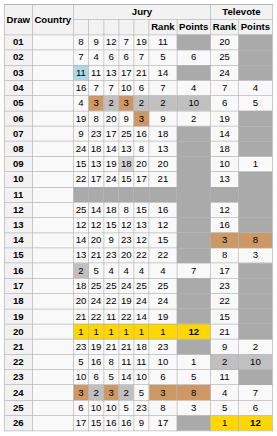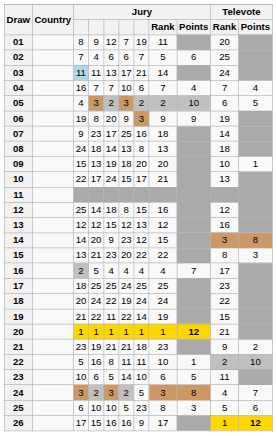(194, 118) 2 -> (194, 118) 9
(126, 164) lightgrey background -> (126, 164) no background
